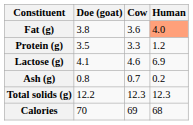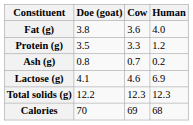(159, 29) lightsalmon background -> (159, 29) no background
rows swapped: (39, 62) <-> (39, 78)
